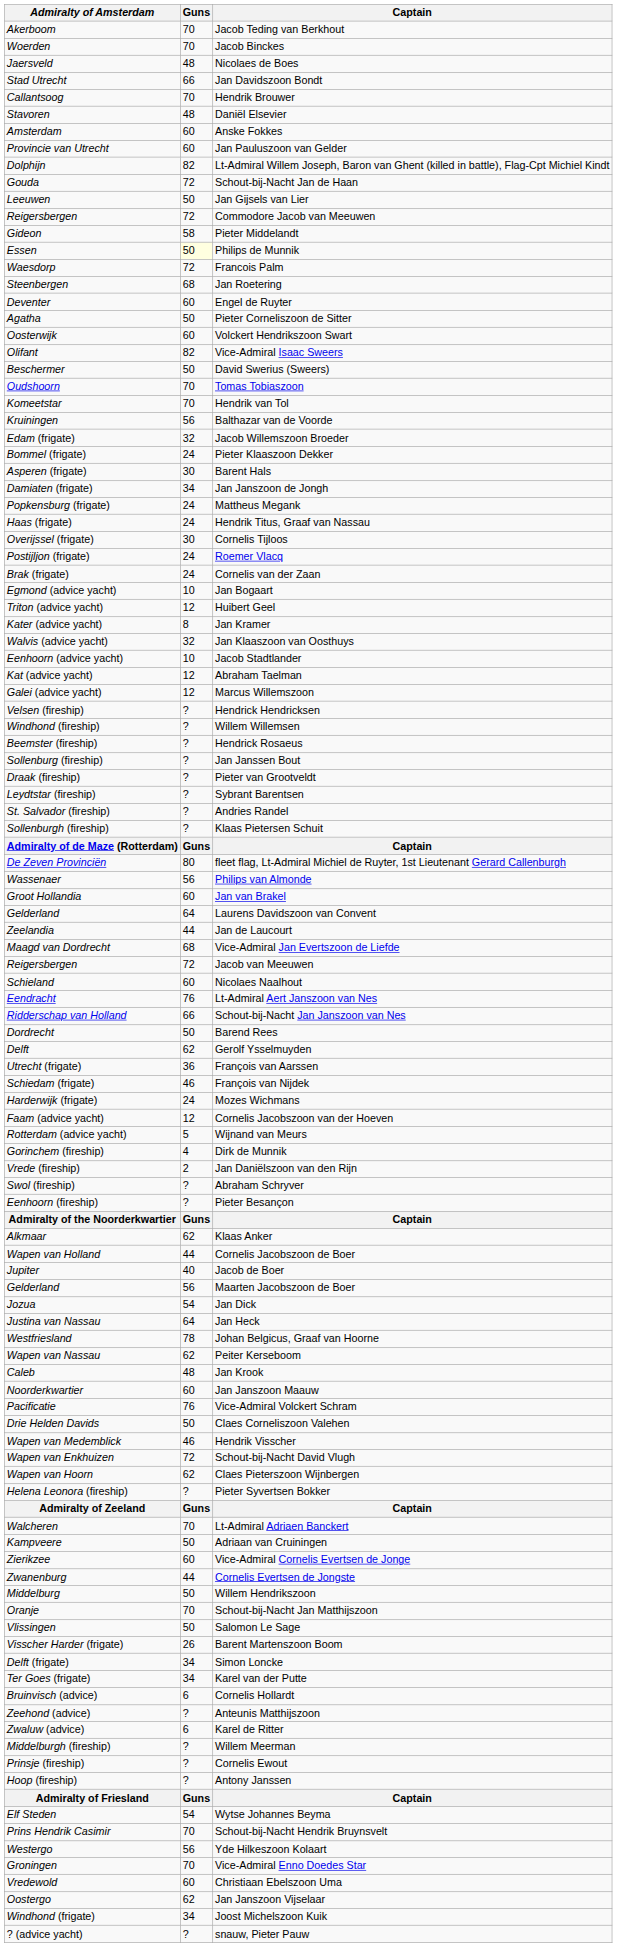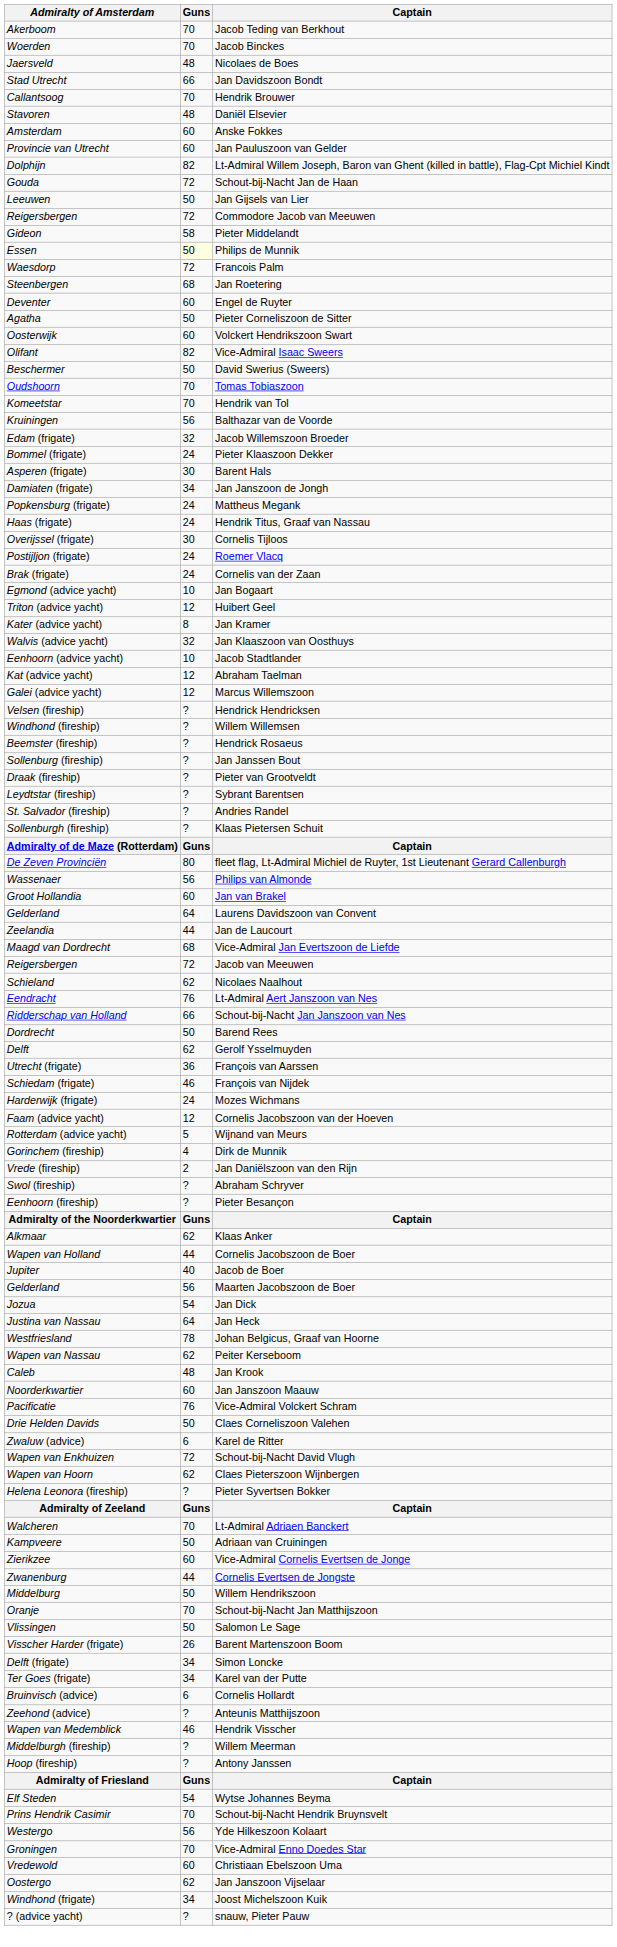(189, 982) 60 -> (189, 982) 62
rows swapped: (255, 1441) <-> (249, 1730)
- row: (251, 1764)
